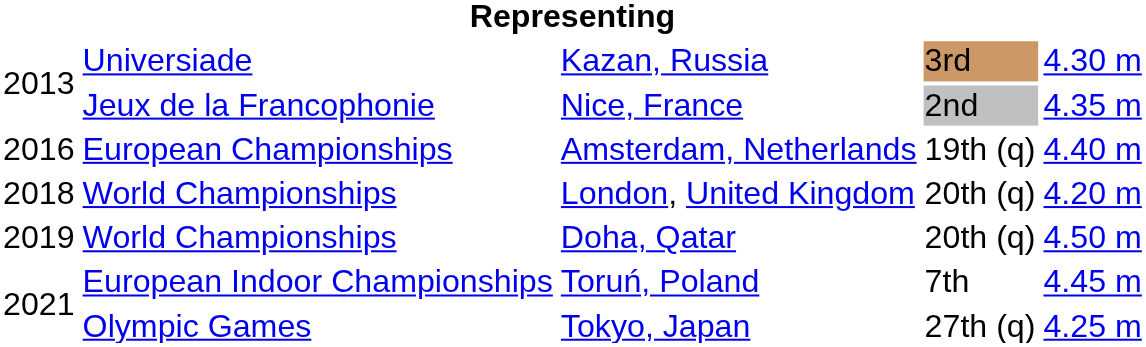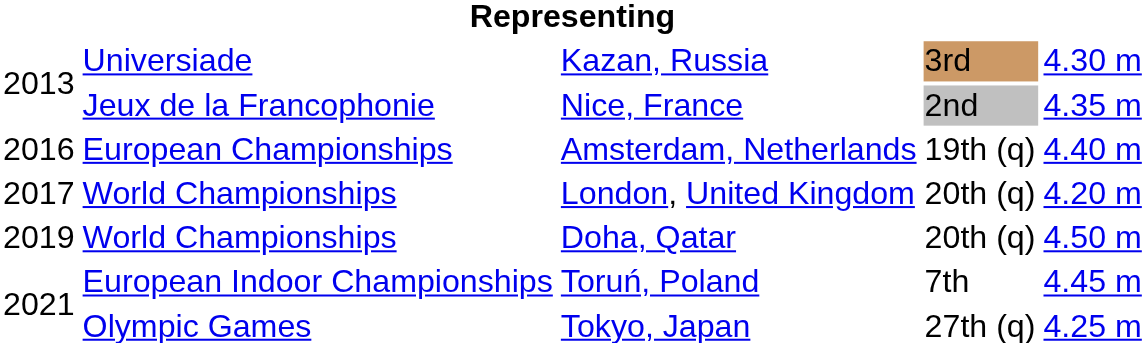(39, 193) 2018 -> (39, 193) 2017
